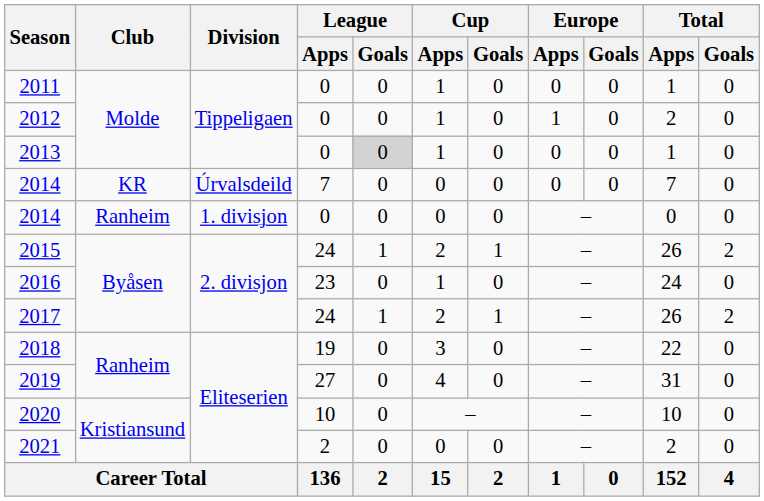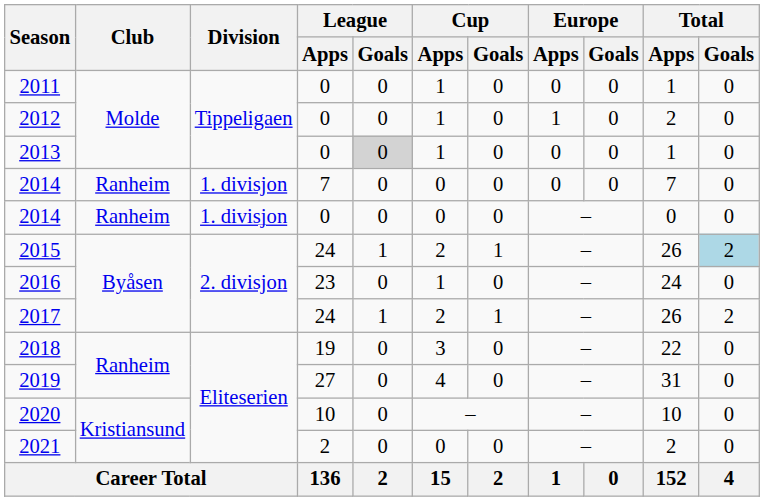(132, 184) KR -> (132, 184) Ranheim
(244, 184) Úrvalsdeild -> (244, 184) 1. divisjon
(729, 250) no background -> (729, 250) lightblue background
